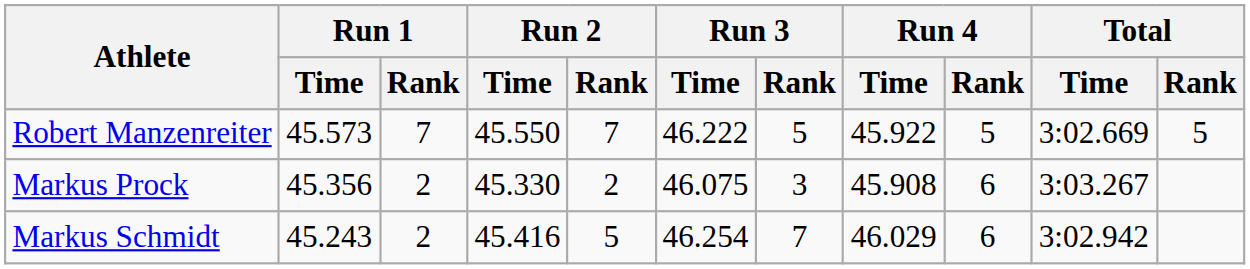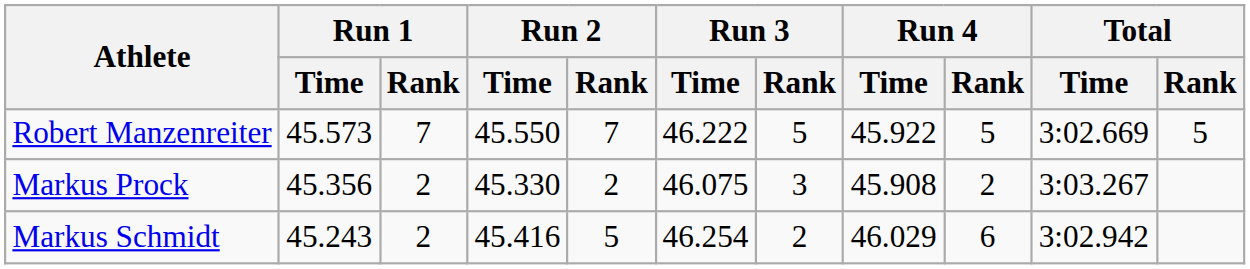(988, 185) 6 -> (988, 185) 2
(800, 236) 7 -> (800, 236) 2
